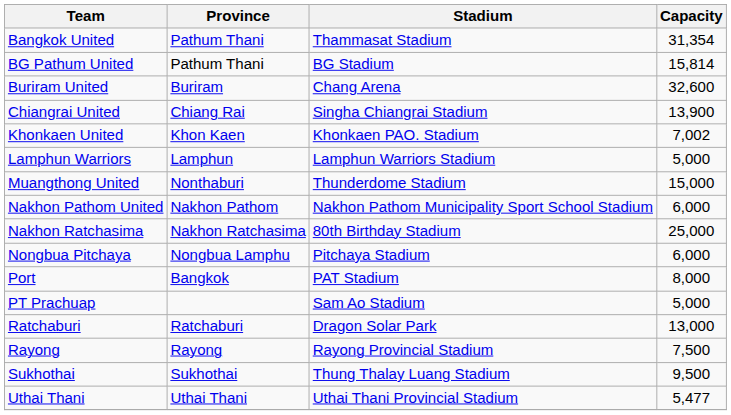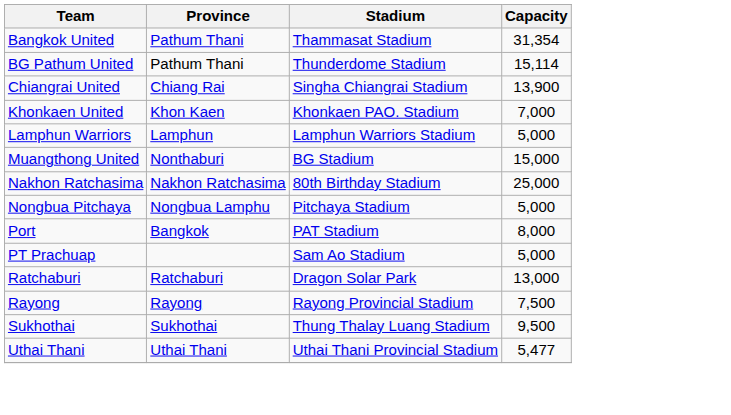(353, 64) BG Stadium -> (369, 64) Thunderdome Stadium
(691, 64) 15,814 -> (536, 64) 15,114
- row: (58, 87)
(691, 135) 7,002 -> (536, 111) 7,000
(389, 183) Thunderdome Stadium -> (333, 159) BG Stadium
- row: (86, 207)
(691, 254) 6,000 -> (536, 207) 5,000
